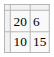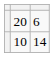(40, 42) 15 -> (40, 42) 14
